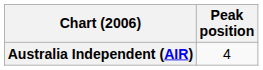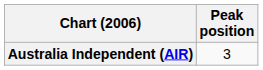(227, 53) 4 -> (227, 53) 3
